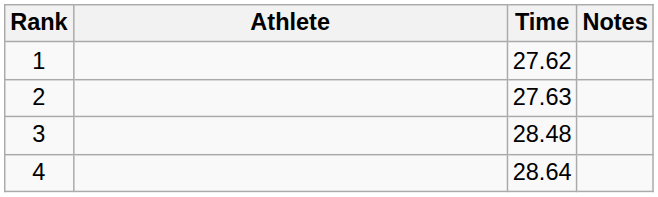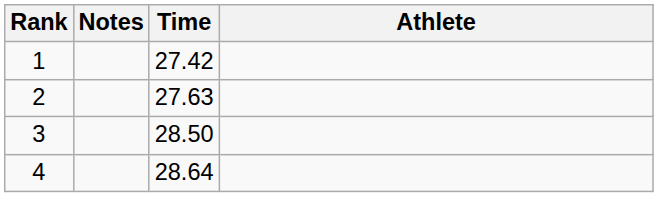columns swapped: (290, 23) <-> (615, 23)
(542, 60) 27.62 -> (184, 60) 27.42
(542, 135) 28.48 -> (184, 135) 28.50
